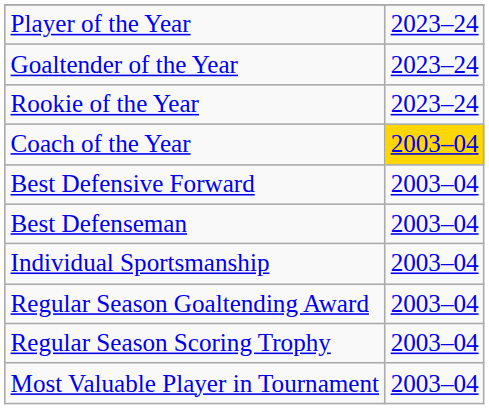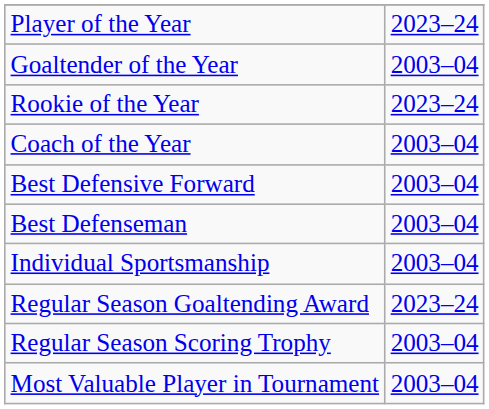(435, 64) 2023–24 -> (435, 64) 2003–04
(435, 143) gold background -> (435, 143) no background
(435, 303) 2003–04 -> (435, 303) 2023–24
